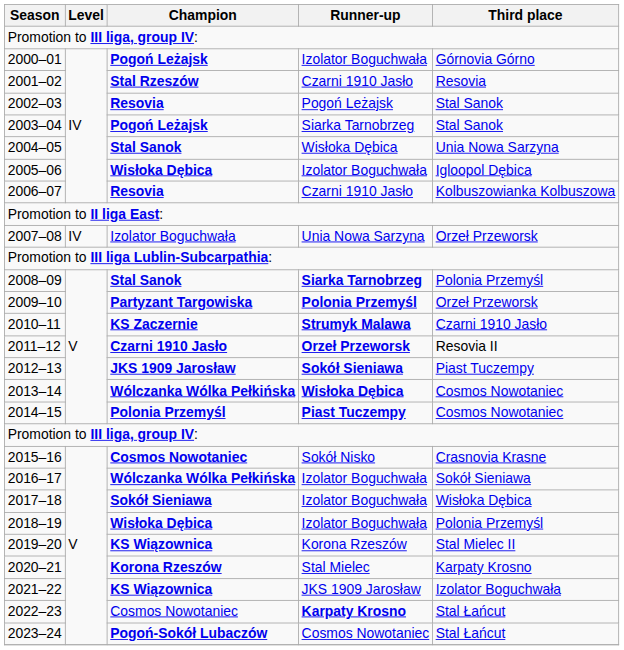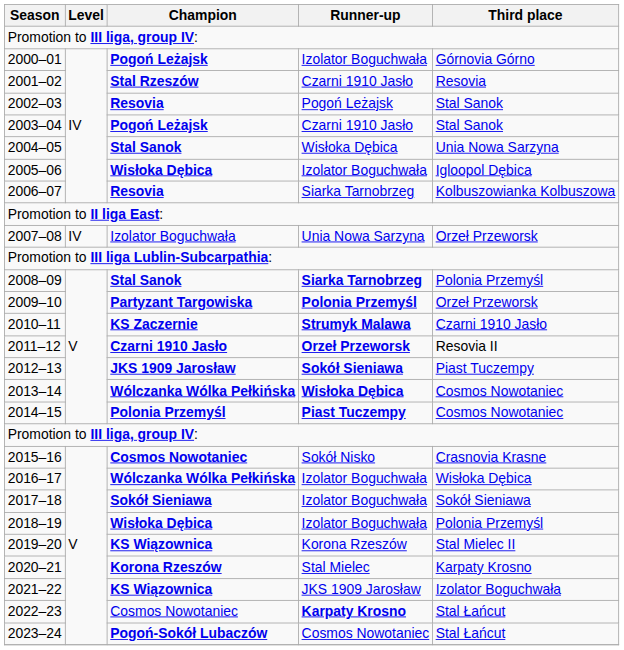(358, 125) Siarka Tarnobrzeg -> (357, 125) Czarni 1910 Jasło
(357, 192) Czarni 1910 Jasło -> (358, 192) Siarka Tarnobrzeg
(483, 479) Sokół Sieniawa -> (484, 479) Wisłoka Dębica
(484, 501) Wisłoka Dębica -> (483, 501) Sokół Sieniawa
